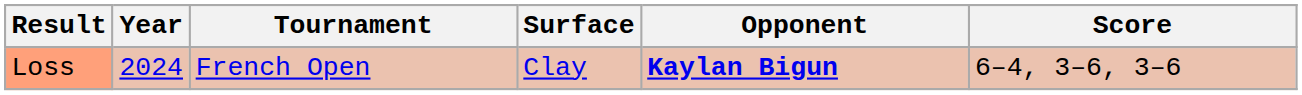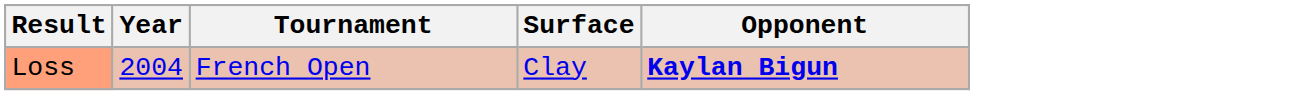- column: (1132, 26)
(151, 68) 2024 -> (151, 68) 2004
